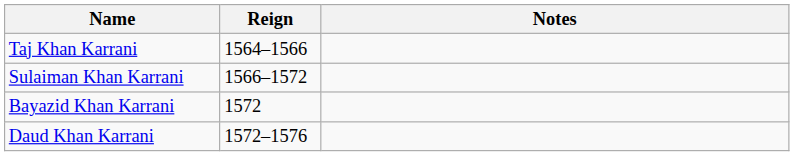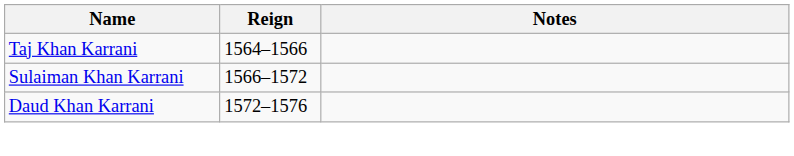- row: (92, 106)
